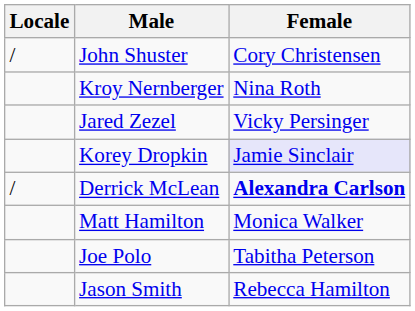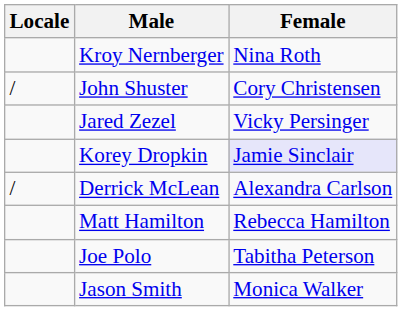rows swapped: (133, 54) <-> (151, 88)
(319, 188) bold -> (313, 188) normal
(298, 222) Monica Walker -> (312, 222) Rebecca Hamilton
(312, 289) Rebecca Hamilton -> (298, 289) Monica Walker
